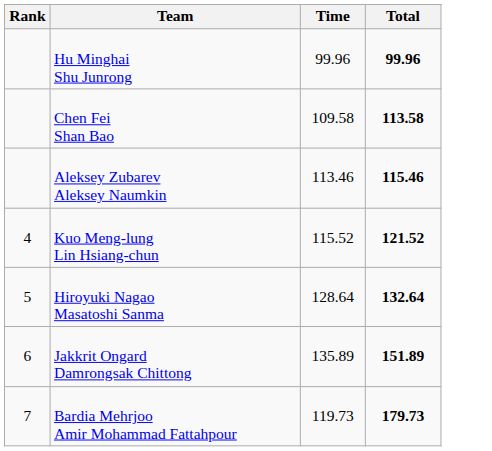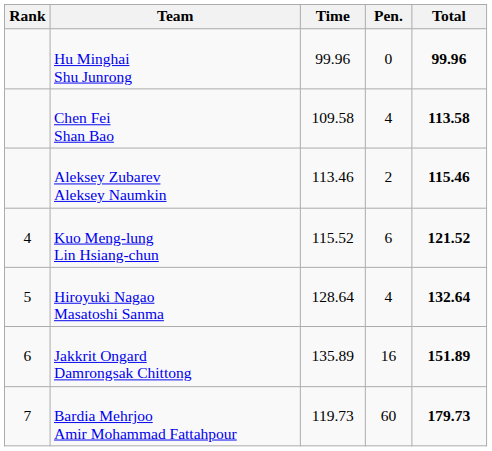+ column: (388, 16)
